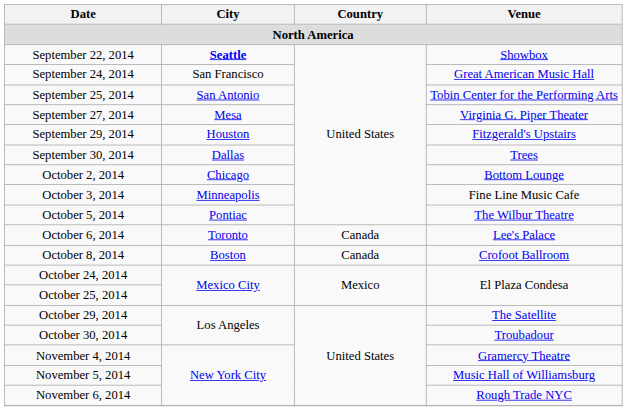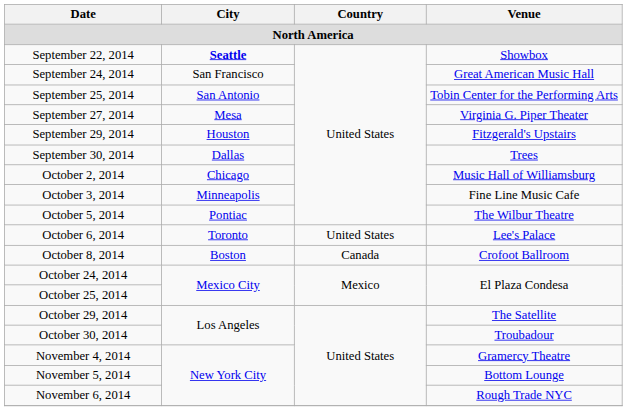(524, 174) Bottom Lounge -> (524, 174) Music Hall of Williamsburg
(360, 235) Canada -> (360, 235) United States
(524, 375) Music Hall of Williamsburg -> (524, 375) Bottom Lounge
